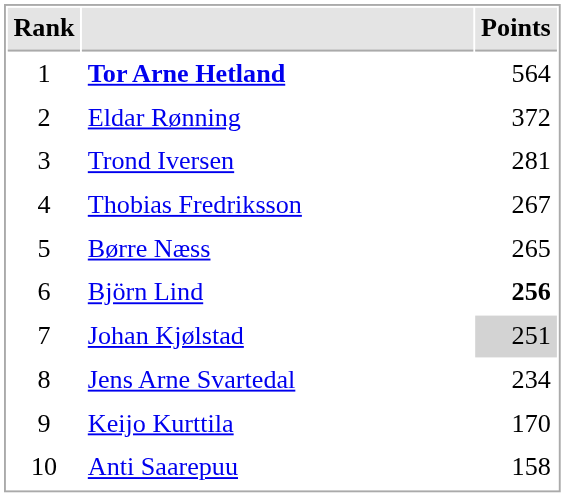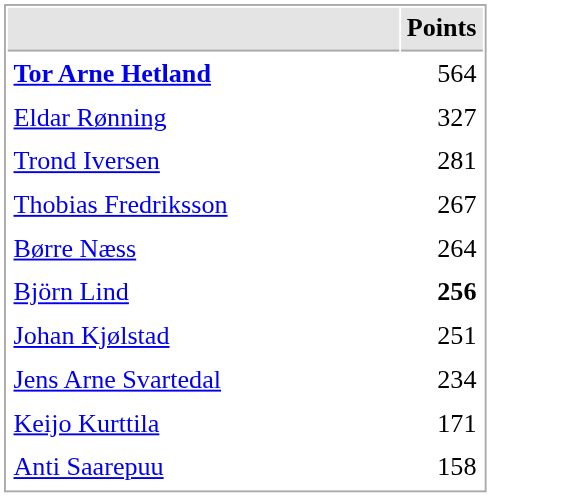- column: (44, 28)
(531, 117) 372 -> (457, 117) 327
(531, 248) 265 -> (457, 248) 264
(531, 336) lightgrey background -> (457, 336) no background
(531, 423) 170 -> (457, 423) 171
